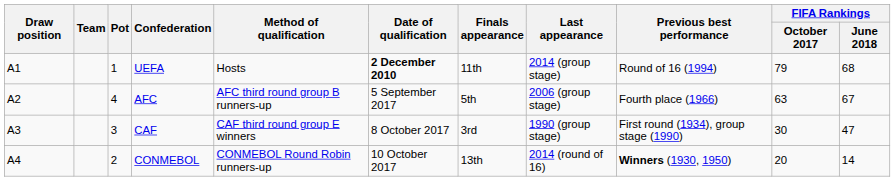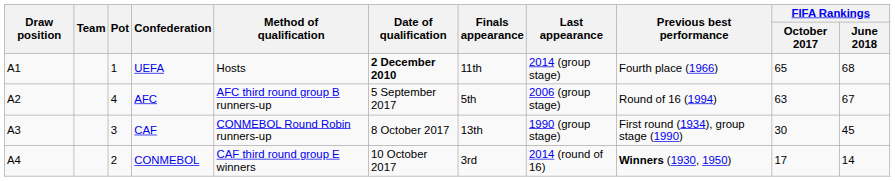(668, 68) Round of 16 (1994) -> (669, 68) Fourth place (1966)
(781, 68) 79 -> (781, 68) 65
(669, 99) Fourth place (1966) -> (668, 99) Round of 16 (1994)
(278, 130) CAF third round group E winners -> (284, 130) CONMEBOL Round Robin runners-up
(469, 130) 3rd -> (472, 130) 13th
(848, 130) 47 -> (848, 130) 45
(284, 161) CONMEBOL Round Robin runners-up -> (278, 161) CAF third round group E winners
(472, 161) 13th -> (469, 161) 3rd
(781, 161) 20 -> (781, 161) 17
